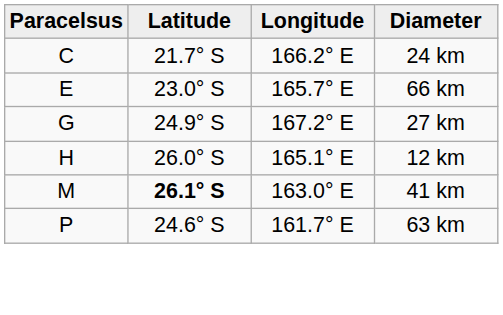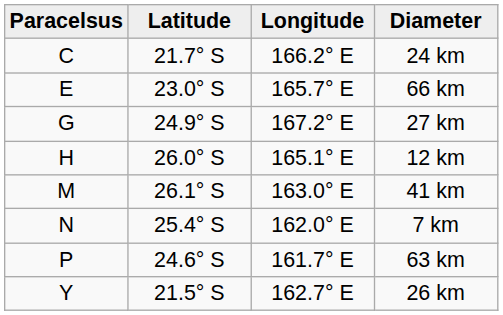(189, 191) bold -> (189, 191) normal
+ row: (436, 225)
+ row: (436, 293)
